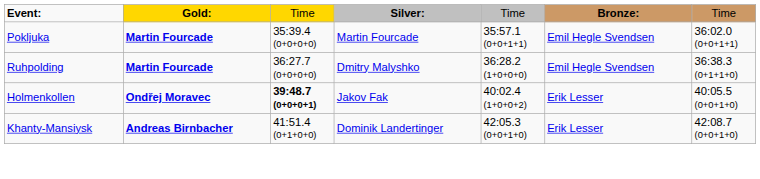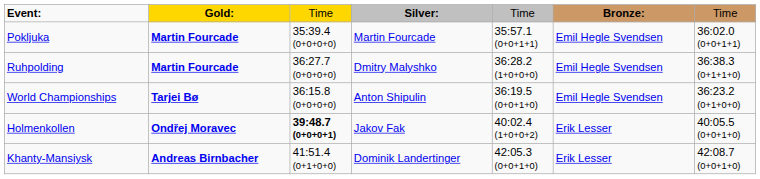+ row: (62, 98)
